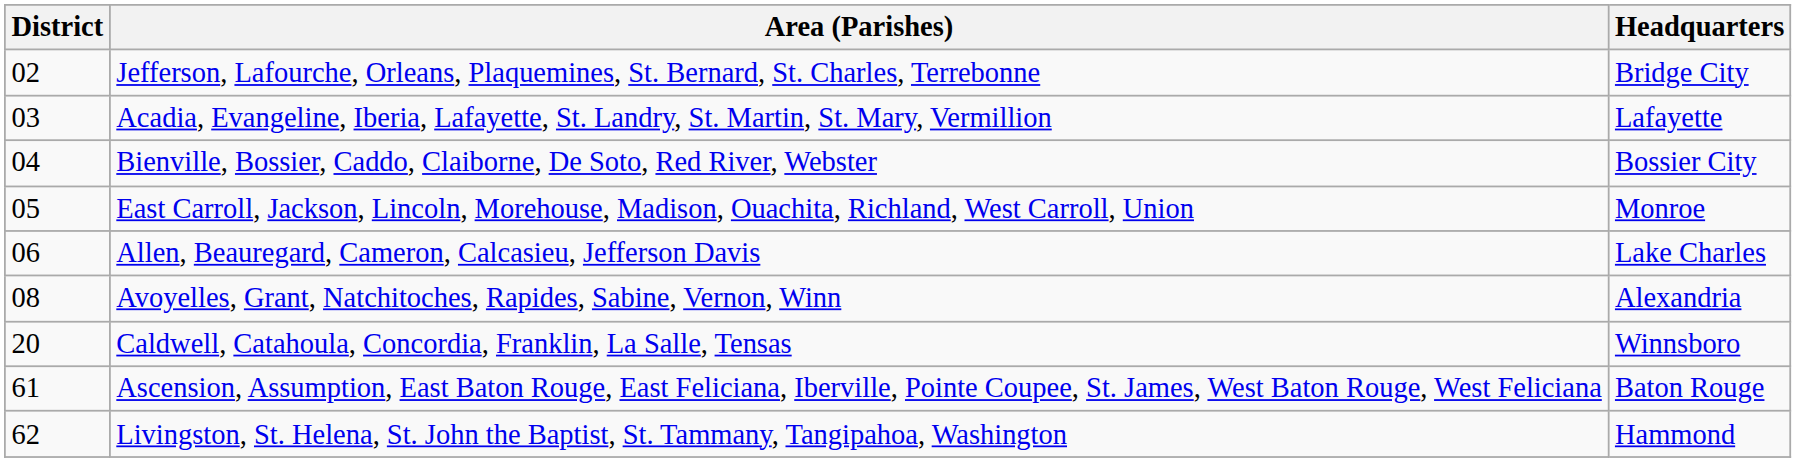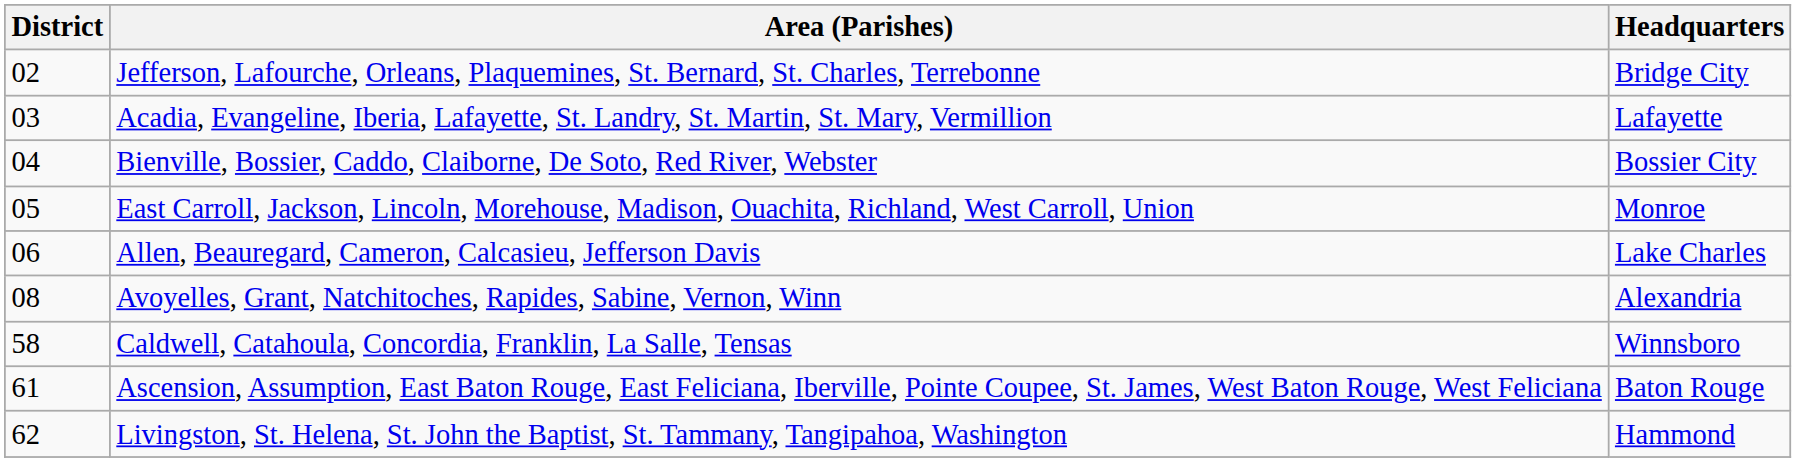(26, 343) 20 -> (26, 343) 58
